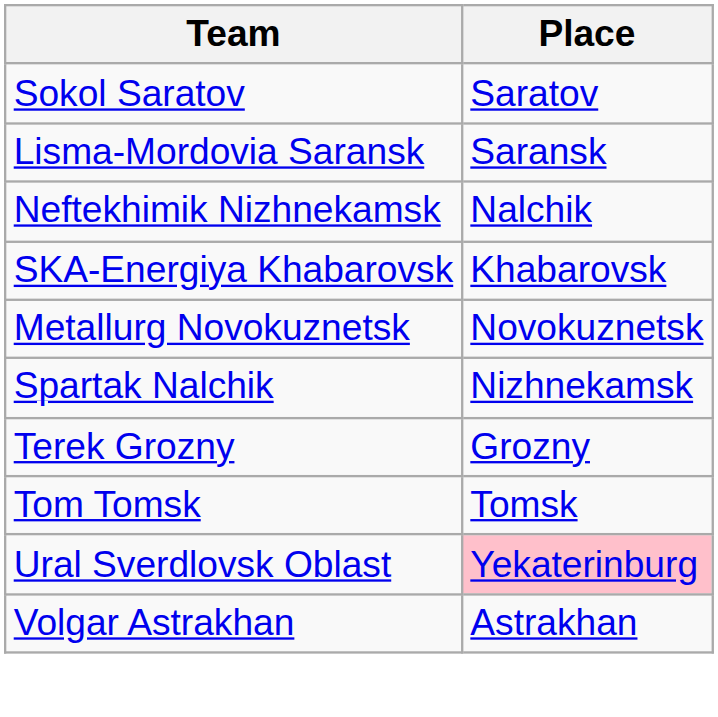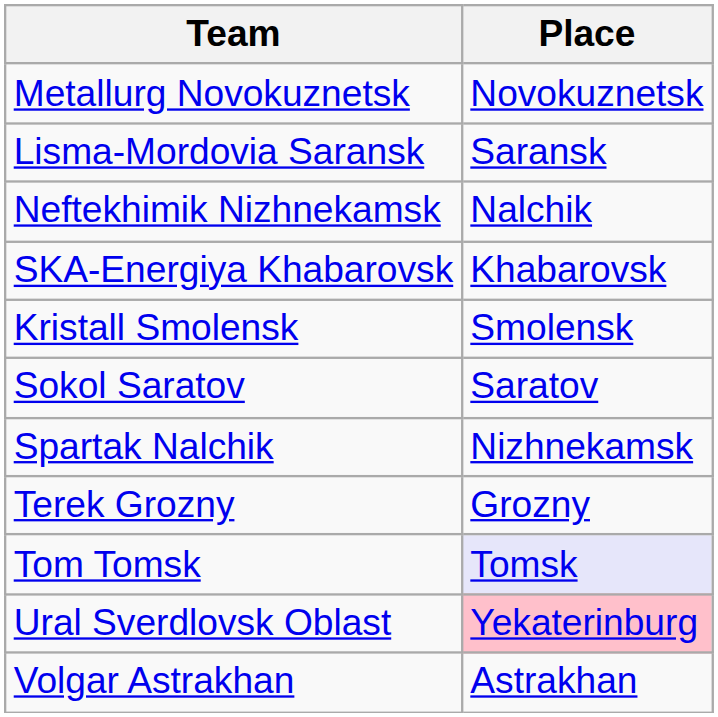rows swapped: (212, 328) <-> (129, 92)
+ row: (156, 328)
(524, 504) no background -> (524, 563) lavender background
